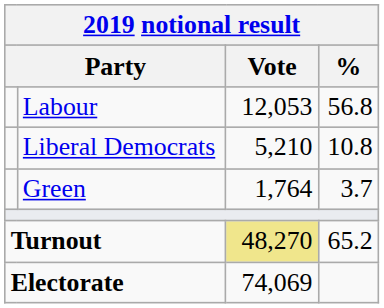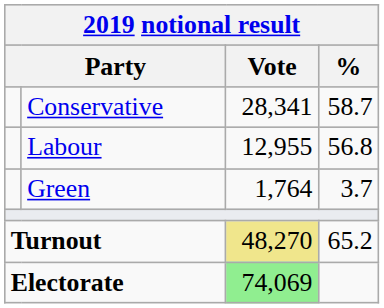+ row: (95, 106)
(277, 106) 12,053 -> (277, 147) 12,955
- row: (119, 147)
(277, 281) no background -> (277, 281) lightgreen background
